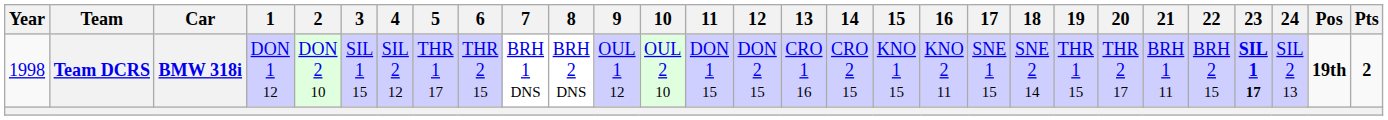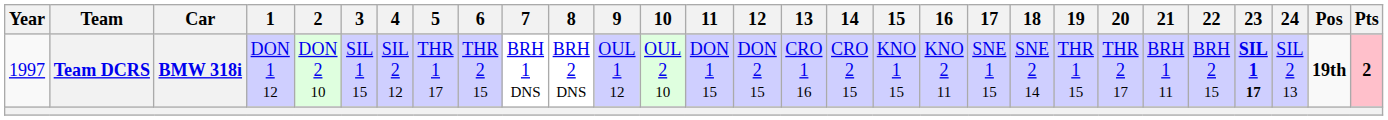(27, 70) 1998 -> (27, 70) 1997
(1367, 70) no background -> (1367, 70) pink background
